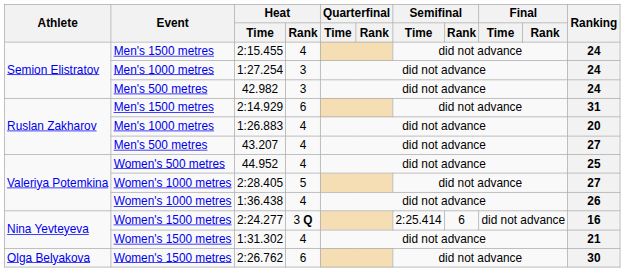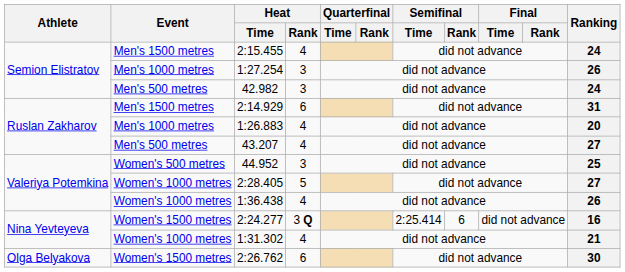(594, 70) 24 -> (594, 70) 26
(303, 164) 4 -> (303, 164) 3
(173, 239) Women's 1500 metres -> (173, 239) Women's 1000 metres
